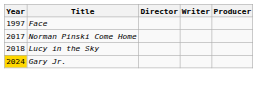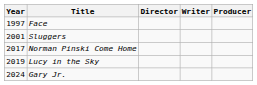+ row: (47, 36)
(16, 49) 2018 -> (16, 62) 2019
(16, 62) gold background -> (16, 74) no background
